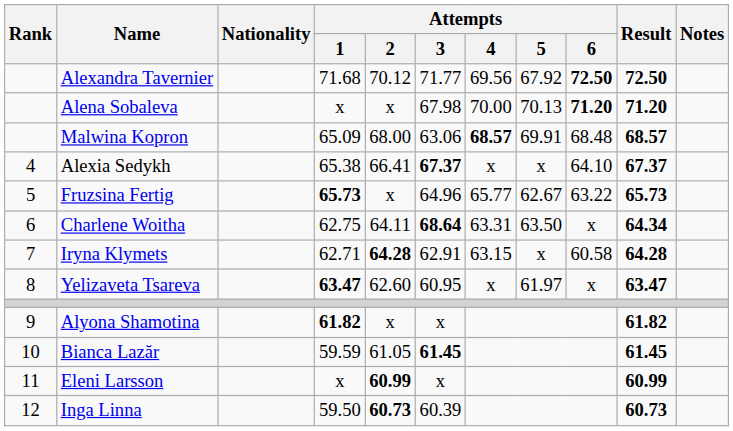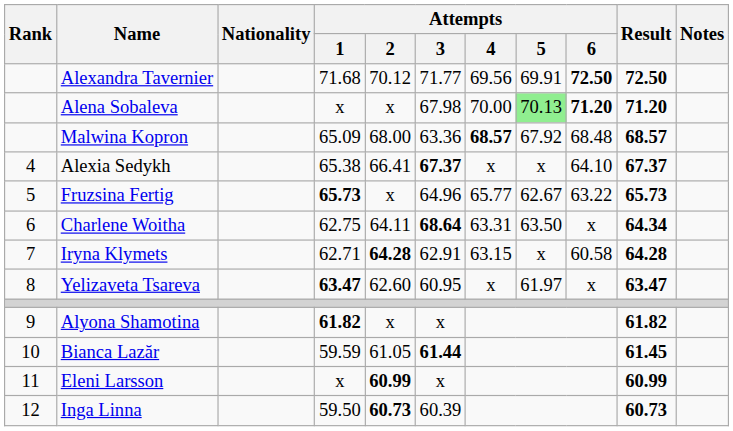(541, 78) 67.92 -> (541, 78) 69.91
(541, 107) no background -> (541, 107) lightgreen background
(440, 136) 63.06 -> (440, 136) 63.36
(541, 136) 69.91 -> (541, 136) 67.92
(440, 351) 61.45 -> (440, 351) 61.44
